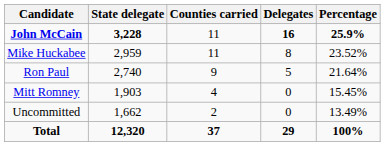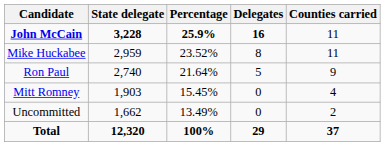columns swapped: (348, 14) <-> (214, 14)
